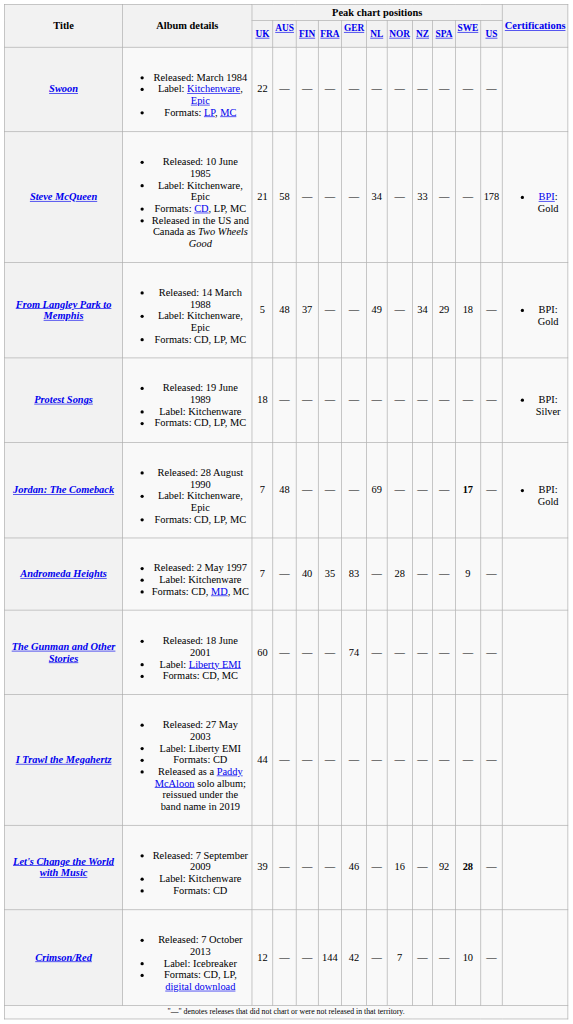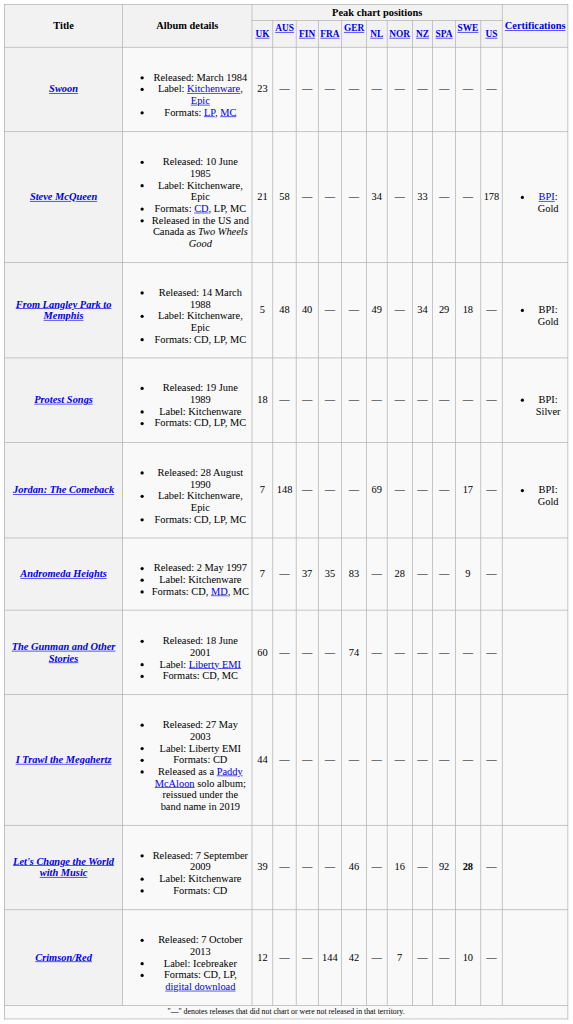(262, 89) 22 -> (262, 89) 23
(307, 310) 37 -> (307, 310) 40
(285, 490) 48 -> (285, 490) 148
(468, 490) bold -> (468, 490) normal
(307, 574) 40 -> (307, 574) 37
